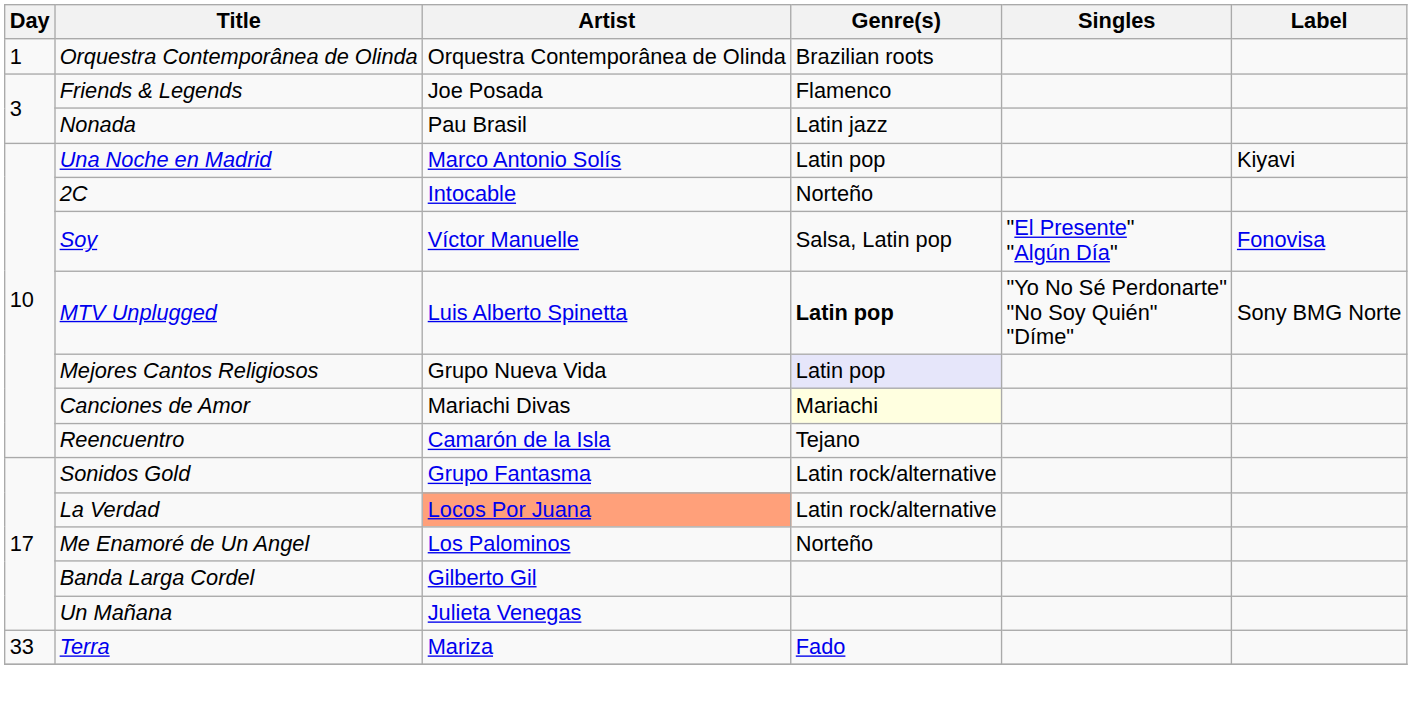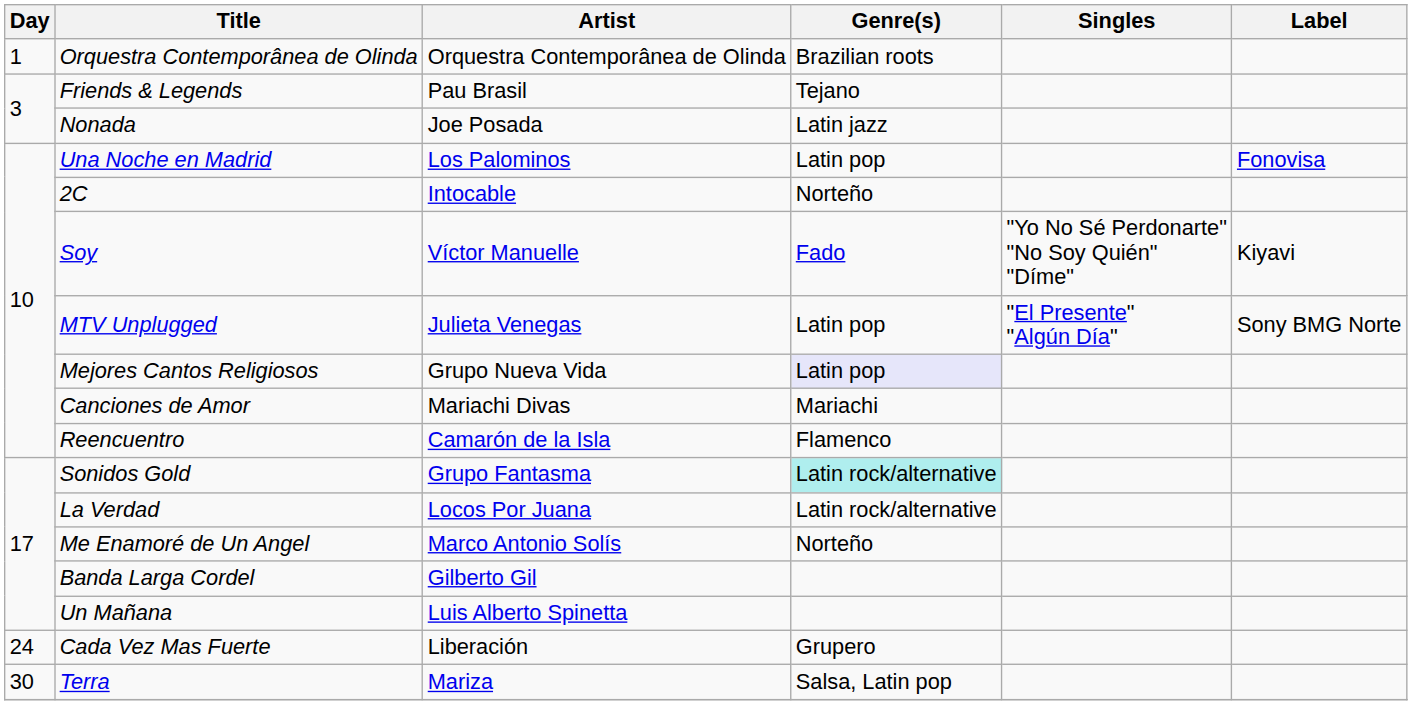(485, 90) Joe Posada -> (477, 90) Pau Brasil
(844, 90) Flamenco -> (828, 90) Tejano
(477, 125) Pau Brasil -> (485, 125) Joe Posada
(524, 159) Marco Antonio Solís -> (499, 159) Los Palominos
(1266, 159) Kiyavi -> (1281, 159) Fonovisa
(874, 241) Salsa, Latin pop -> (821, 253) Fado
(1071, 241) "El Presente" "Algún Día" -> (1117, 253) "Yo No Sé Perdonarte" "No Soy Quién" "Díme"
(1281, 241) Fonovisa -> (1266, 253) Kiyavi
(528, 312) Luis Alberto Spinetta -> (505, 324) Julieta Venegas
(845, 312) bold -> (841, 324) normal
(1117, 312) "Yo No Sé Perdonarte" "No Soy Quién" "Díme" -> (1071, 324) "El Presente" "Algún Día"
(837, 405) lightyellow background -> (837, 405) no background
(828, 440) Tejano -> (844, 440) Flamenco
(896, 474) no background -> (896, 474) paleturquoise background
(509, 509) lightsalmon background -> (509, 509) no background
(499, 543) Los Palominos -> (524, 543) Marco Antonio Solís
(505, 612) Julieta Venegas -> (528, 612) Luis Alberto Spinetta
+ row: (165, 647)
(22, 647) 33 -> (22, 681) 30
(821, 647) Fado -> (874, 681) Salsa, Latin pop
